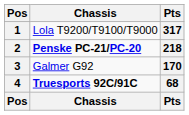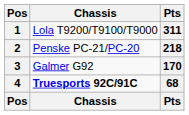(172, 30) 317 -> (172, 30) 311
(87, 48) bold -> (86, 48) normal
